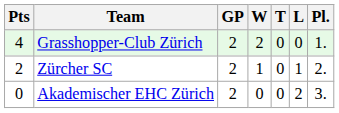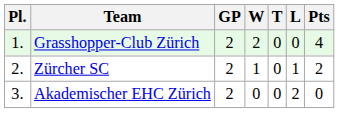columns swapped: (321, 17) <-> (19, 17)
